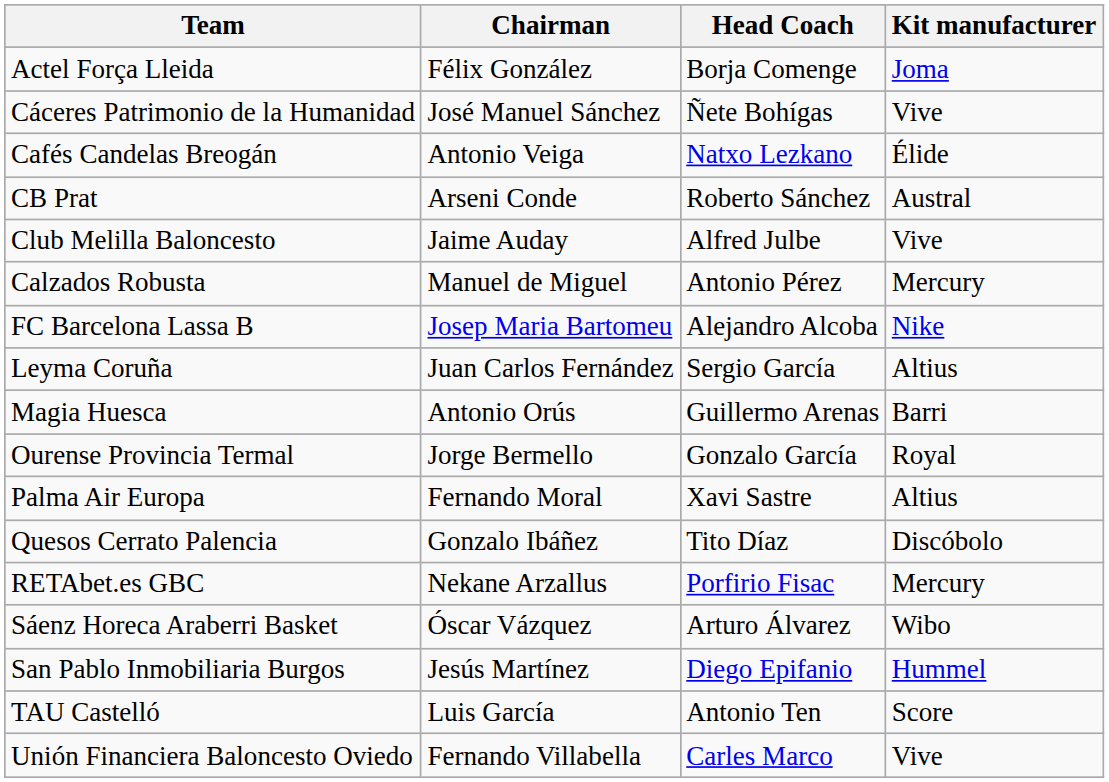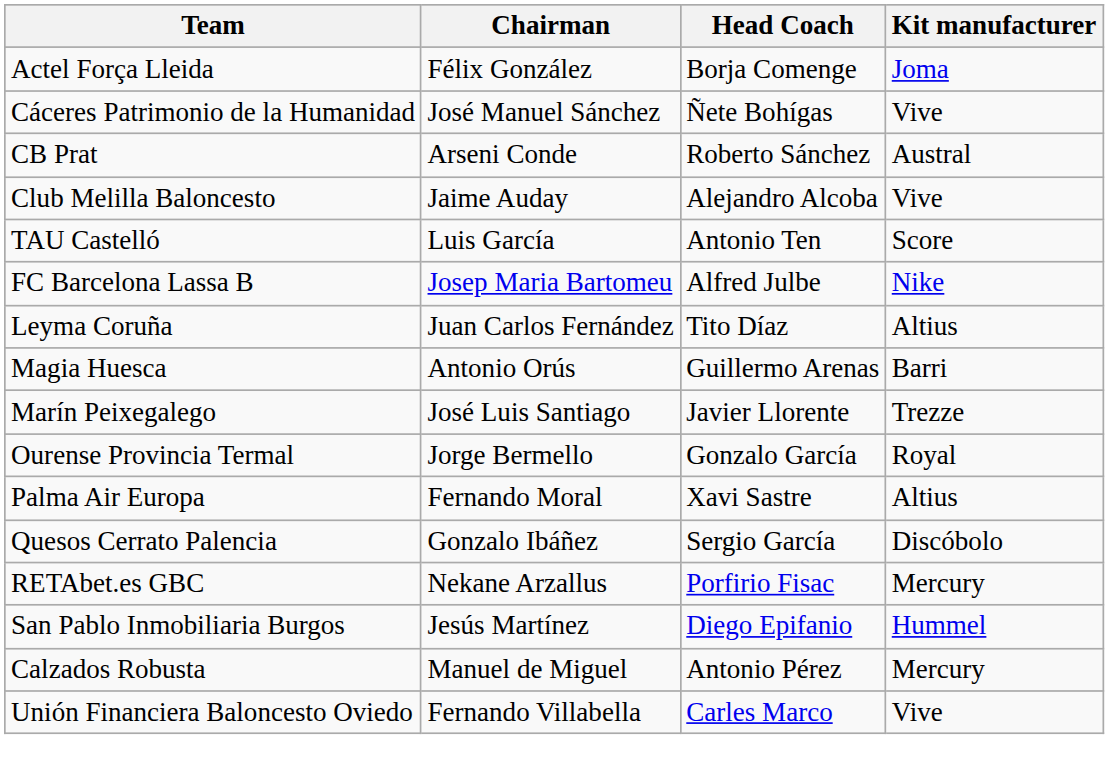- row: (144, 154)
(753, 240) Alfred Julbe -> (782, 197) Alejandro Alcoba
rows swapped: (108, 283) <-> (85, 712)
(782, 326) Alejandro Alcoba -> (753, 283) Alfred Julbe
(761, 369) Sergio García -> (737, 326) Tito Díaz
+ row: (114, 411)
(737, 540) Tito Díaz -> (761, 540) Sergio García
- row: (174, 626)
